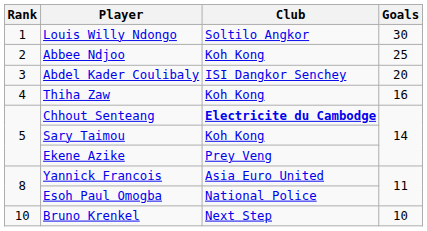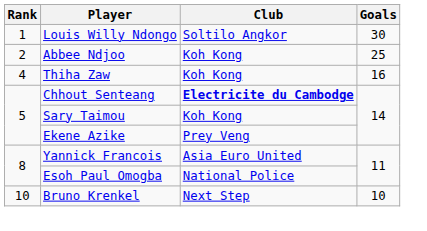- row: (121, 75)
